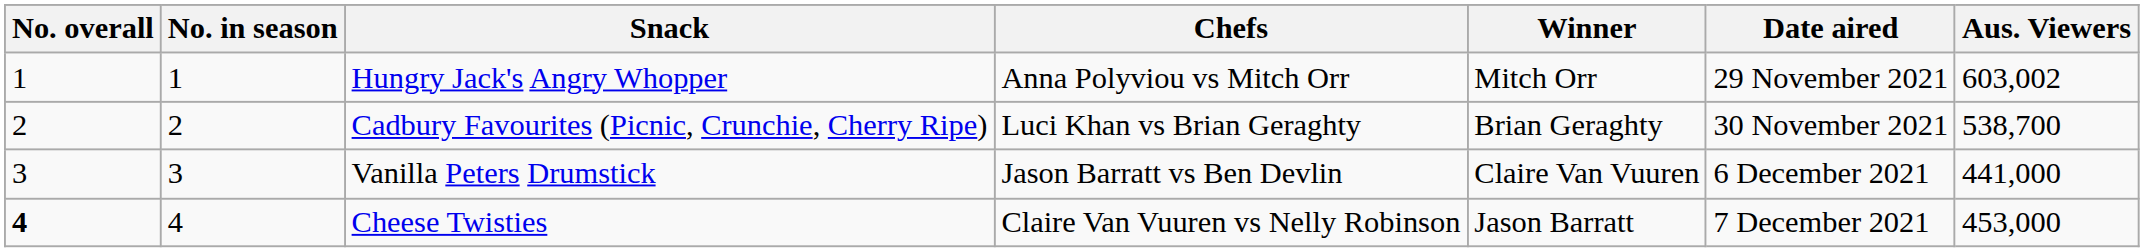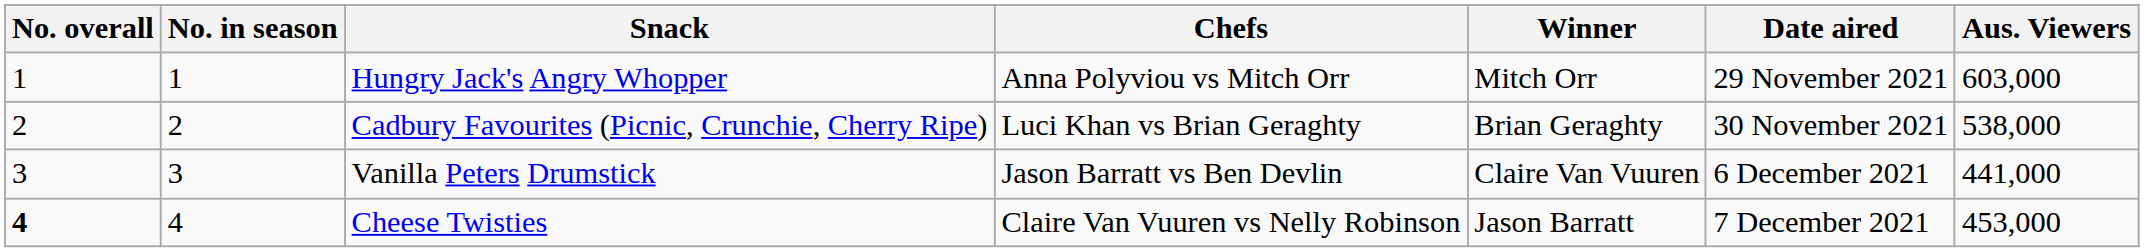(2011, 76) 603,002 -> (2011, 76) 603,000
(2011, 125) 538,700 -> (2011, 125) 538,000
